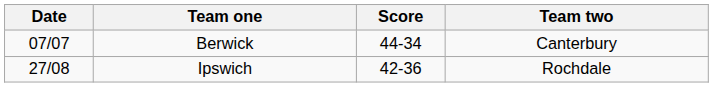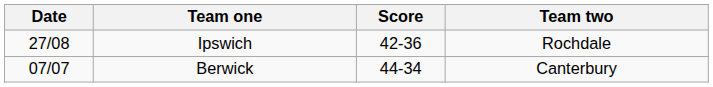rows swapped: (225, 43) <-> (225, 69)
